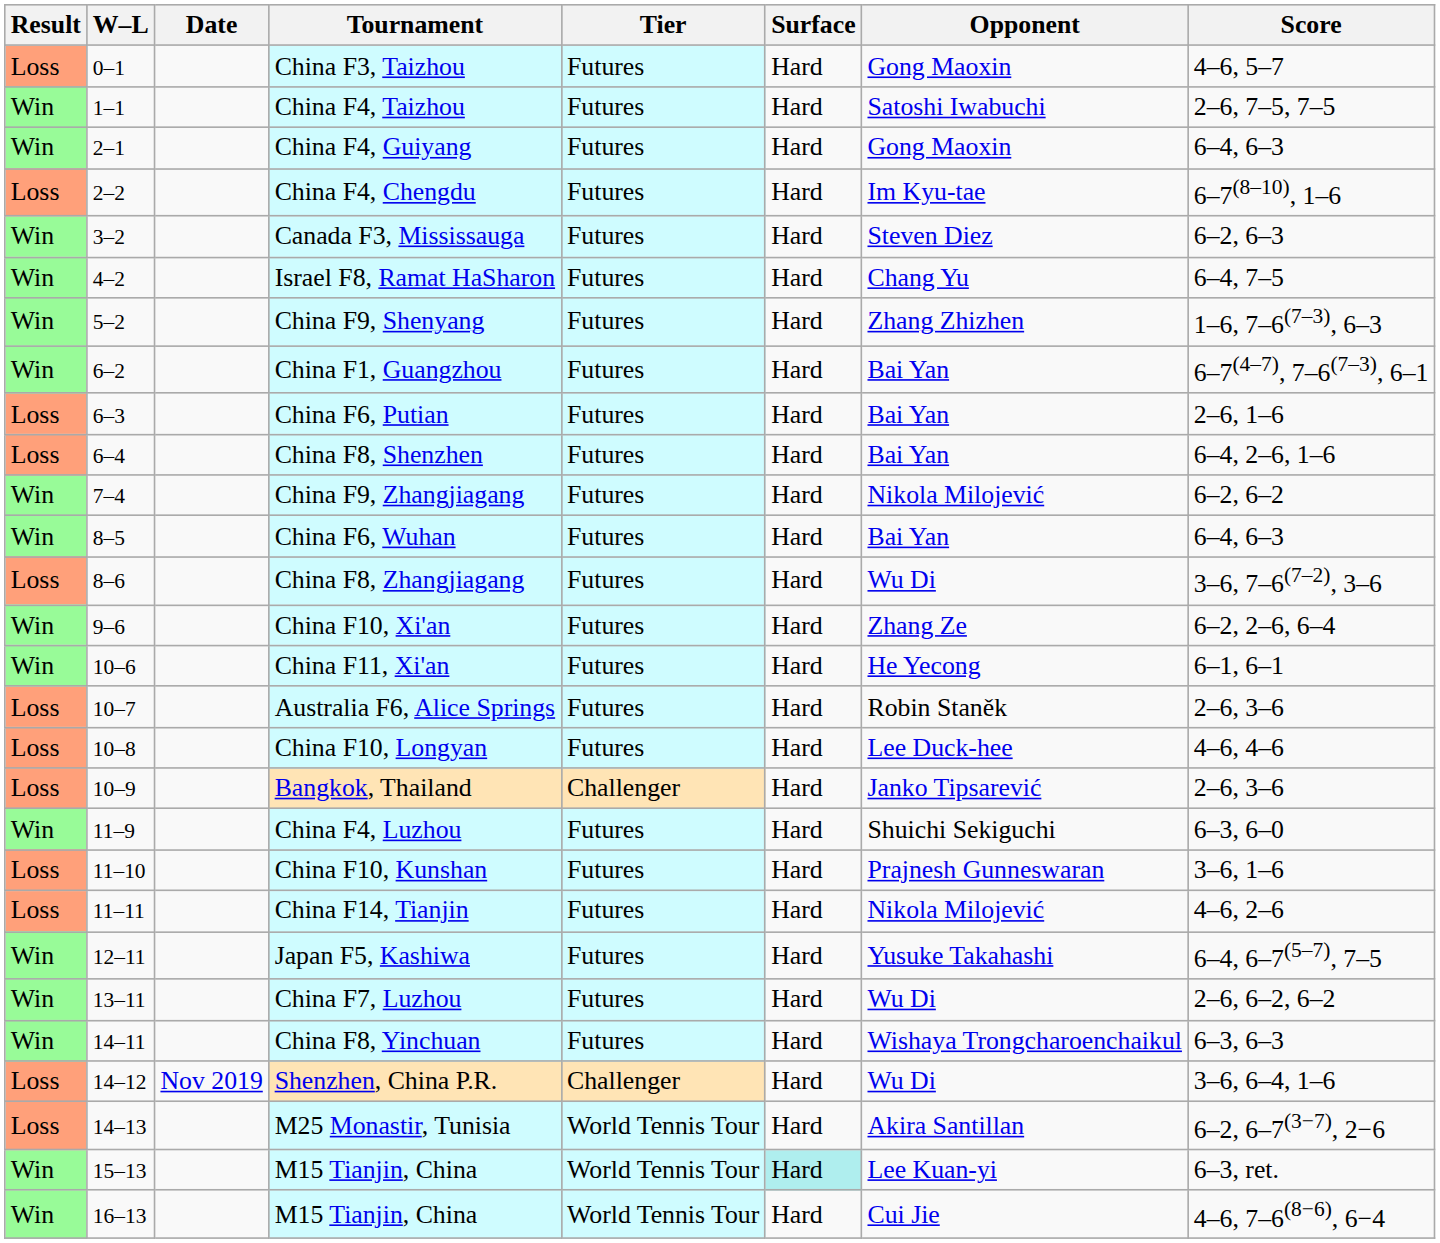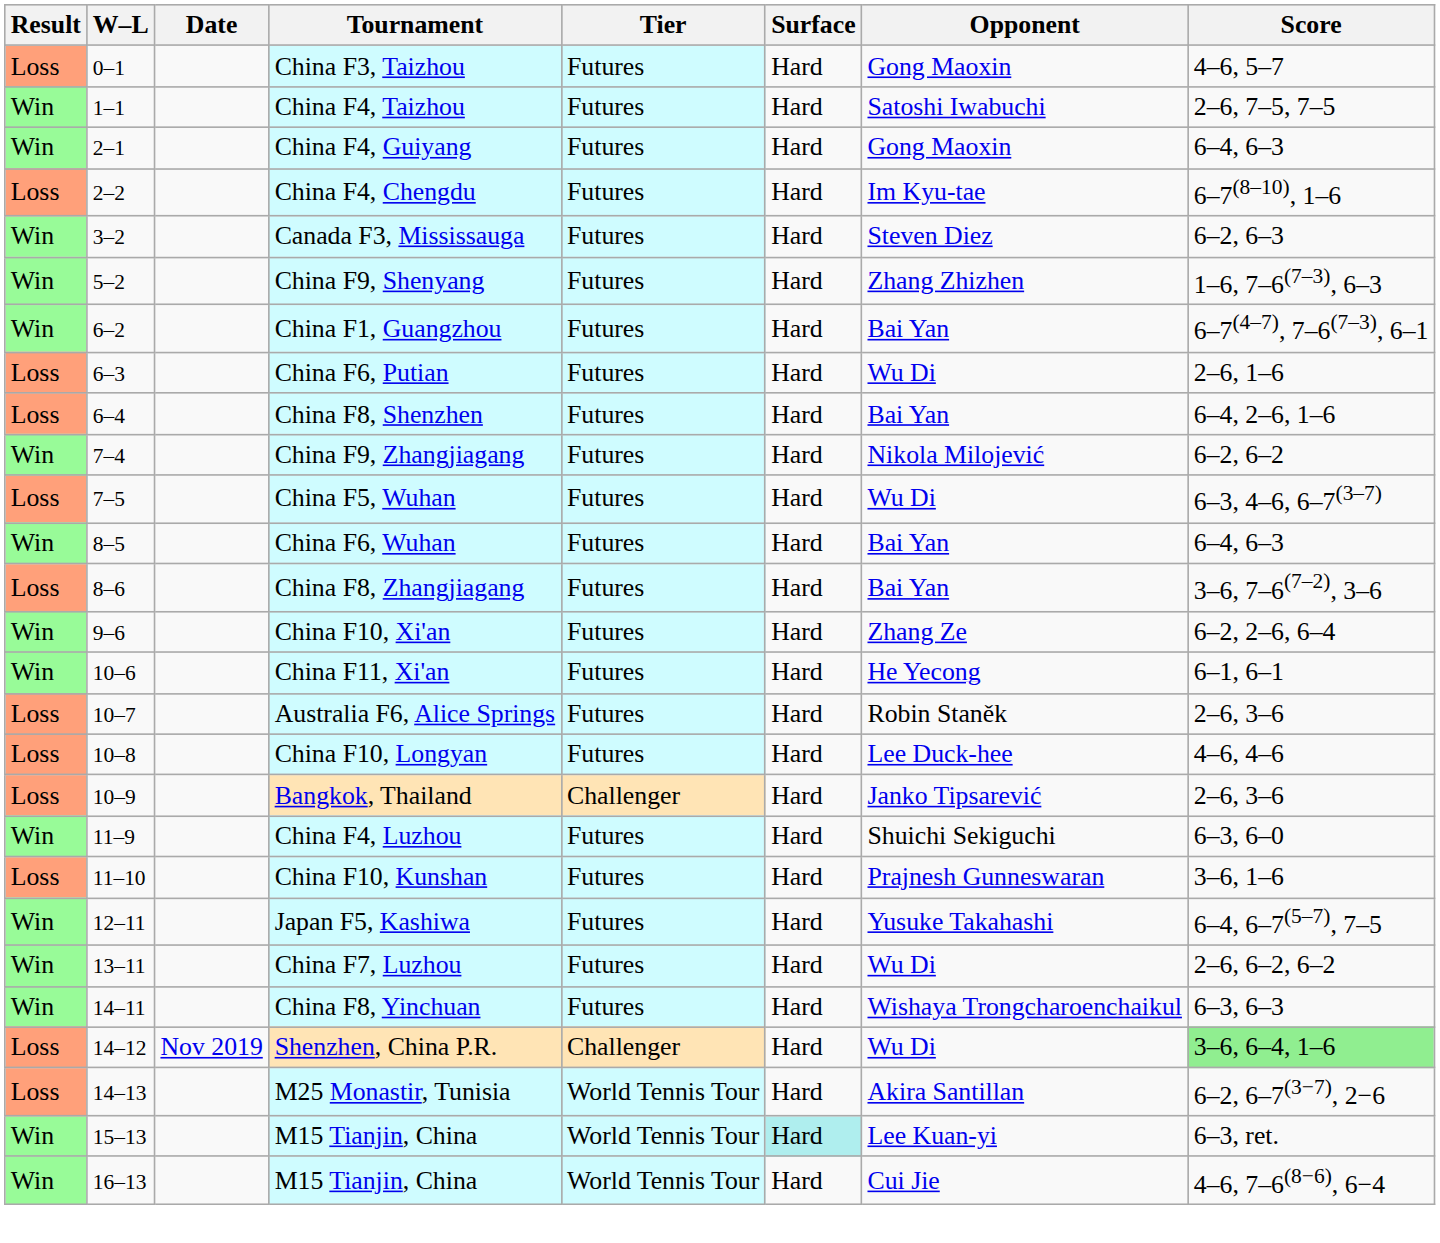- row: (109, 278)
(908, 413) Bai Yan -> (902, 372) Wu Di
+ row: (109, 500)
(902, 580) Wu Di -> (908, 587) Bai Yan
- row: (119, 912)
(1265, 1081) no background -> (1265, 1047) lightgreen background
